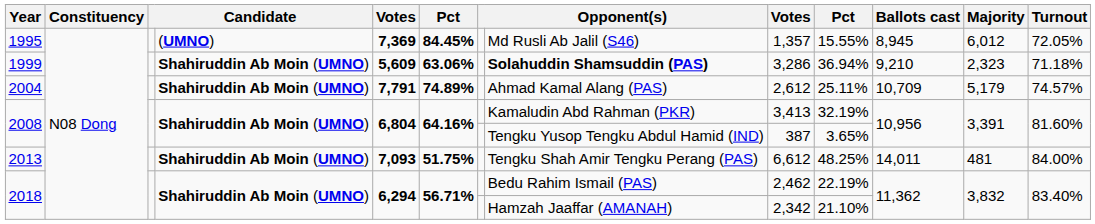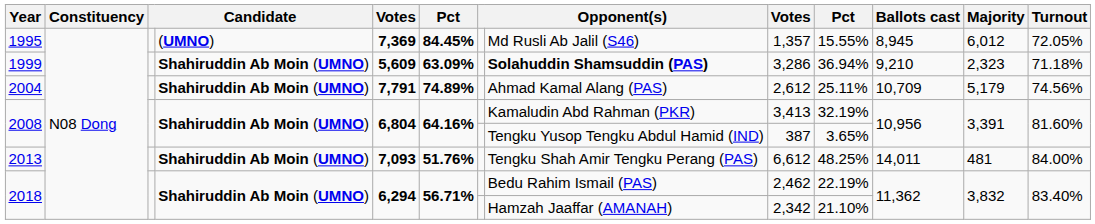(448, 64) 63.06% -> (448, 64) 63.09%
(1057, 88) 74.57% -> (1057, 88) 74.56%
(448, 159) 51.75% -> (448, 159) 51.76%
